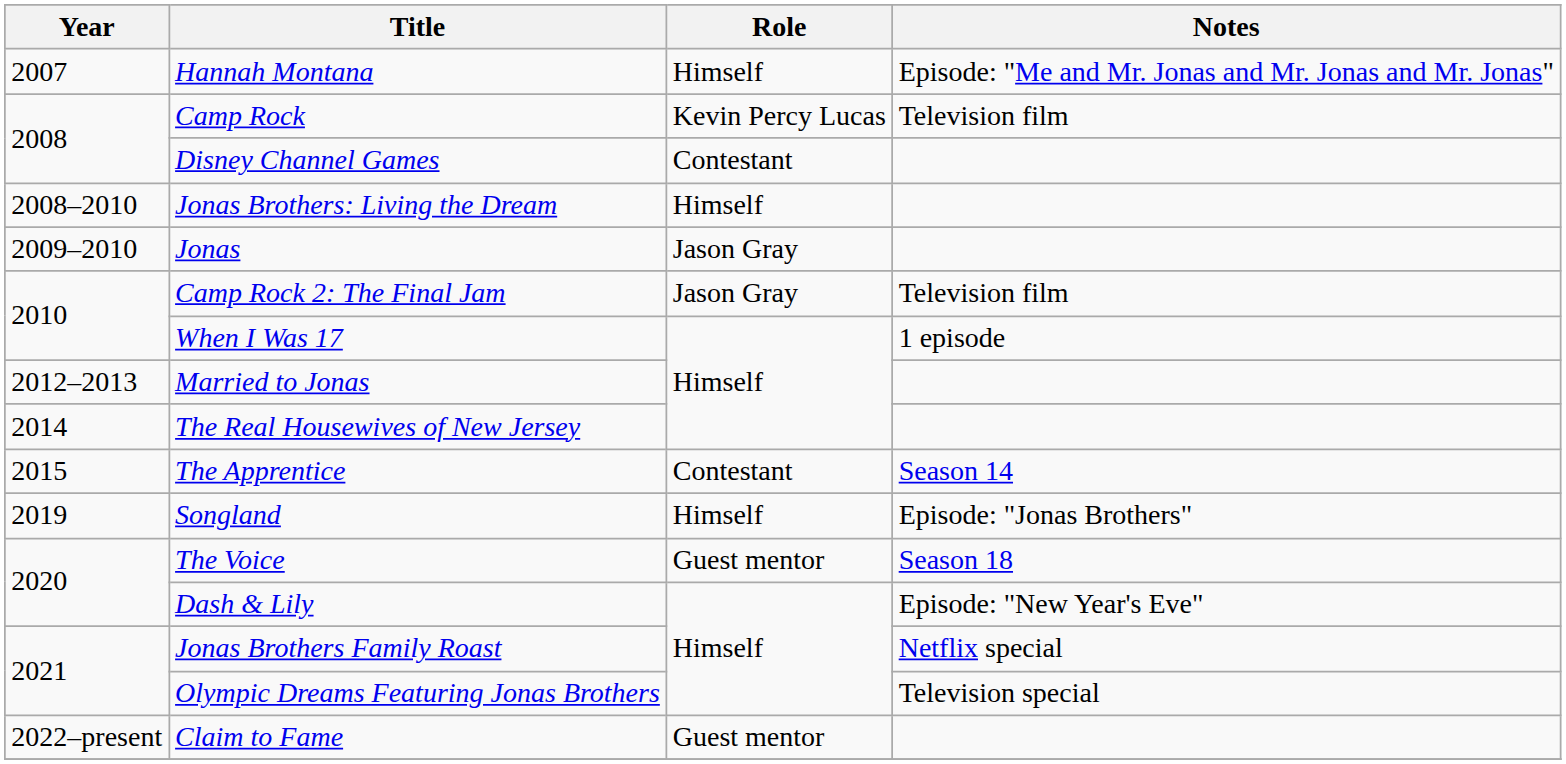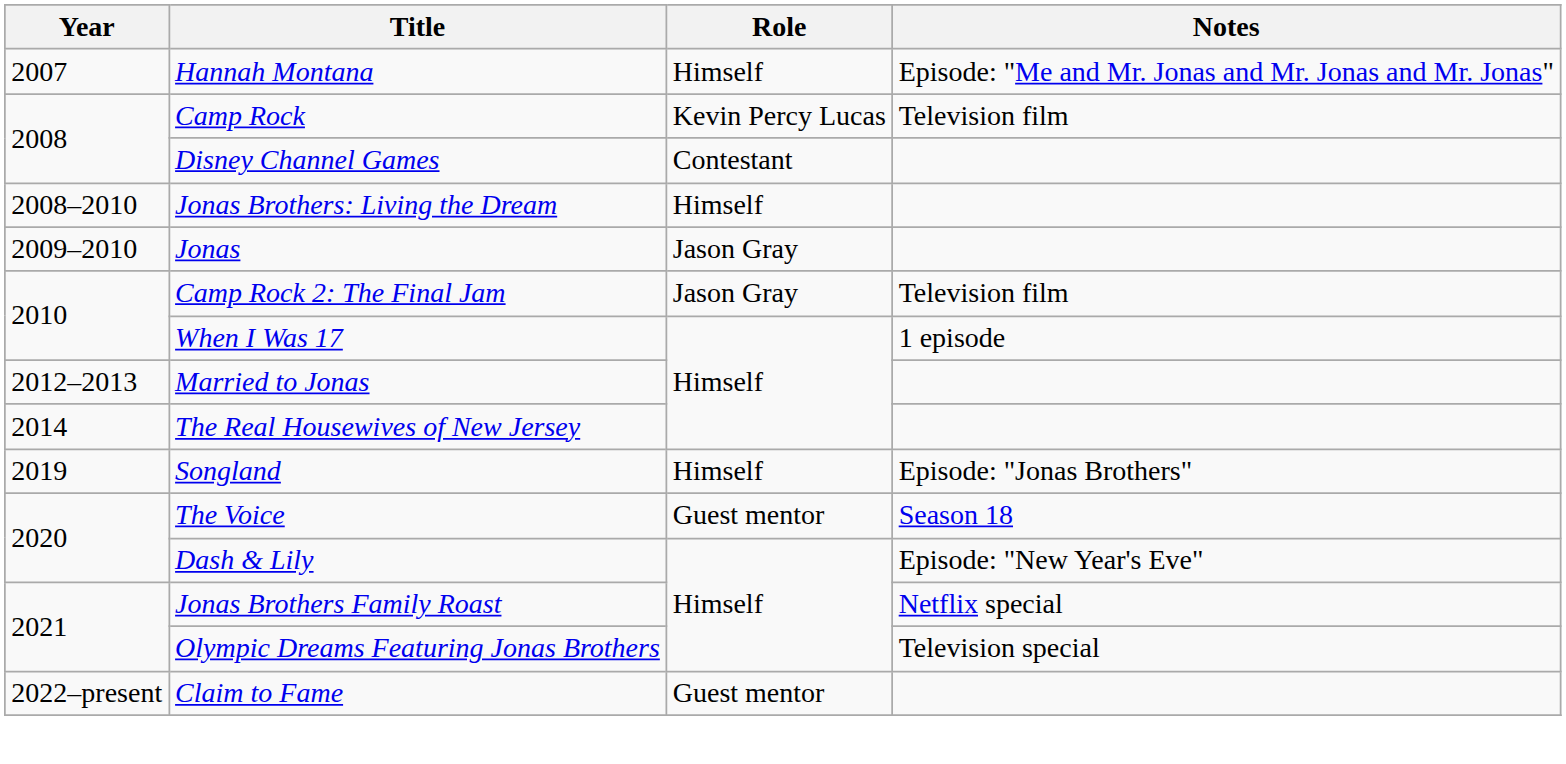- row: (260, 470)
